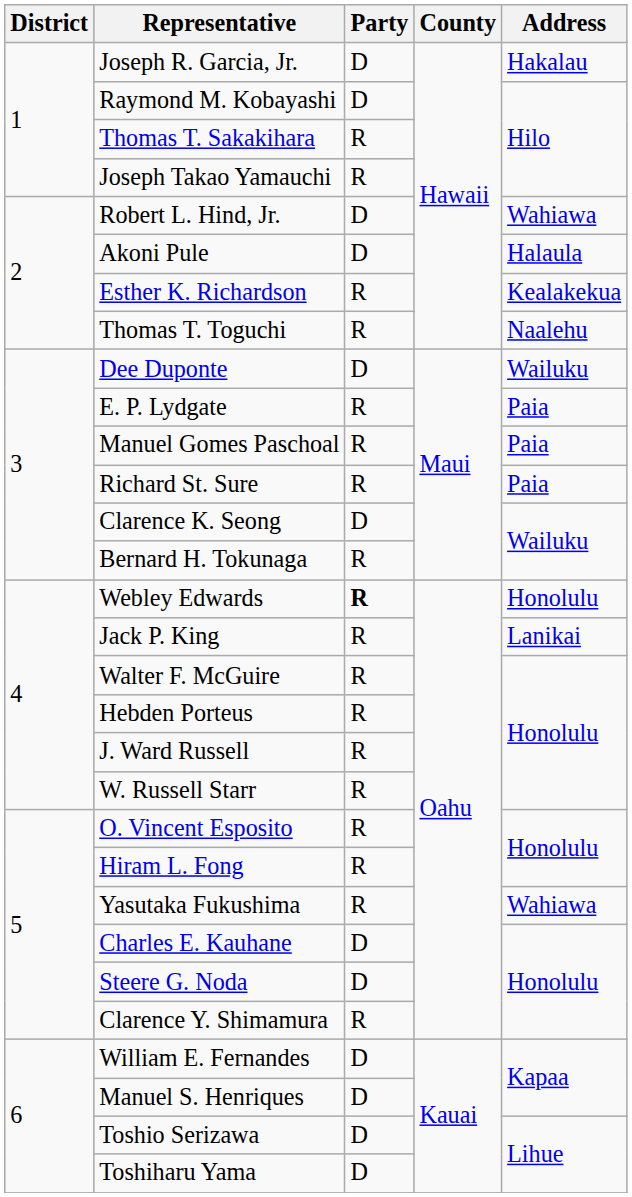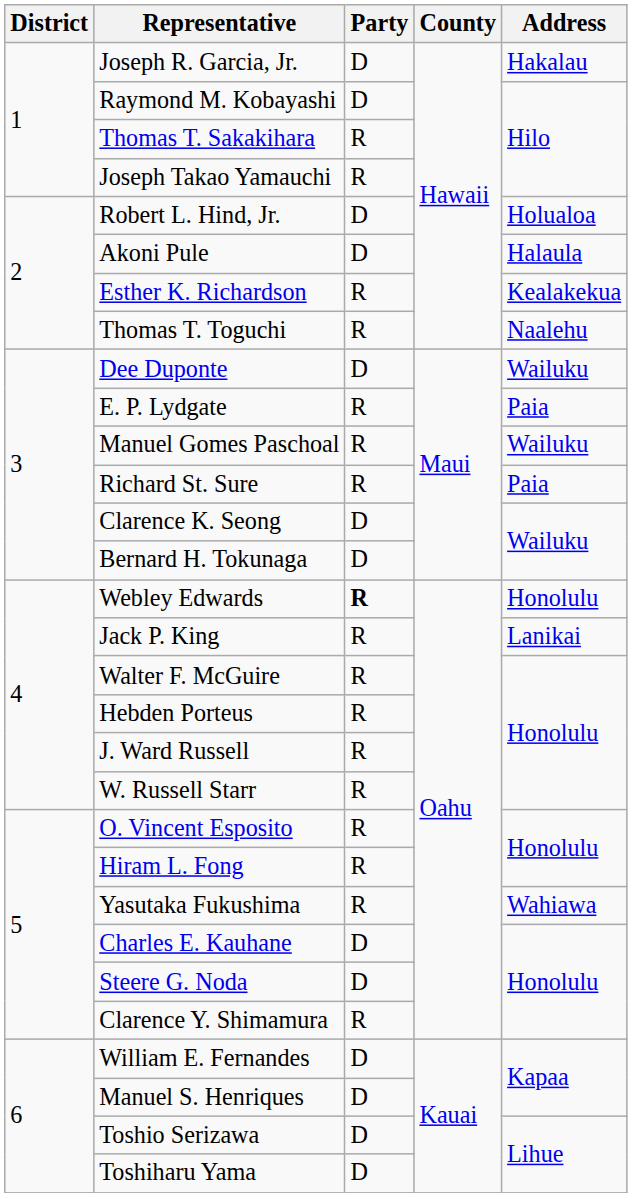(552, 215) Wahiawa -> (551, 215) Holualoa
(528, 445) Paia -> (548, 445) Wailuku
(359, 560) R -> (359, 560) D
